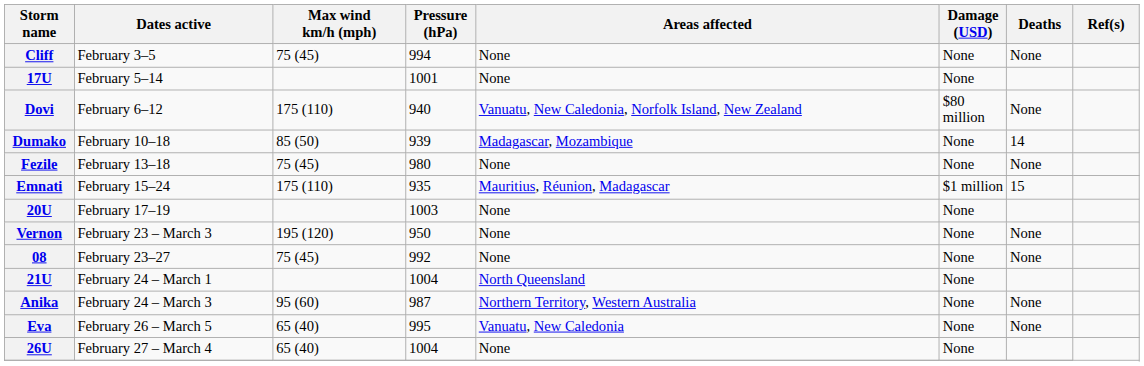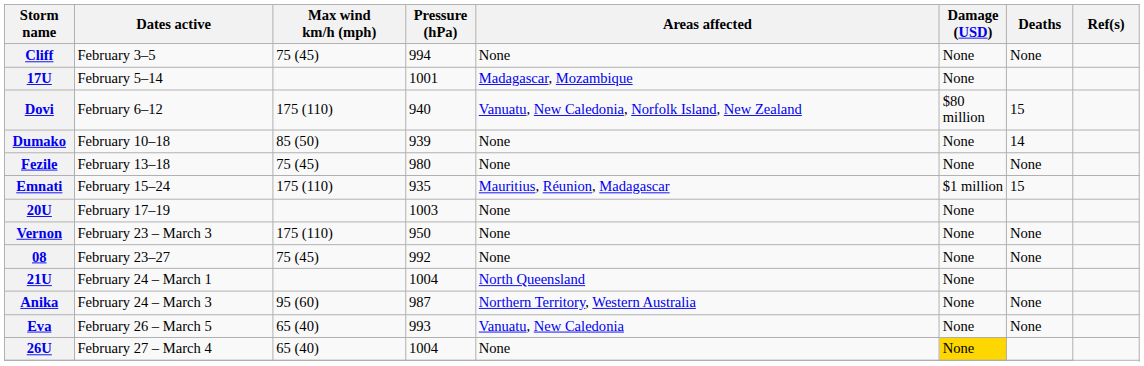(495, 78) None -> (556, 78) Madagascar, Mozambique
(1026, 109) None -> (1017, 109) 15
(556, 141) Madagascar, Mozambique -> (495, 141) None
(305, 233) 195 (120) -> (305, 233) 175 (110)
(420, 325) 995 -> (420, 325) 993
(959, 348) no background -> (959, 348) gold background
